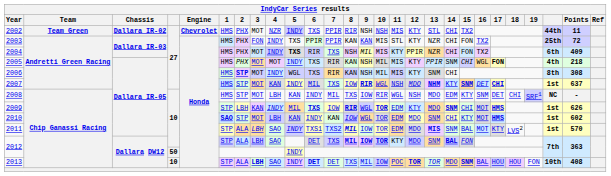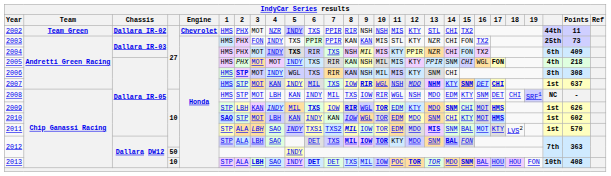(576, 42) 72 -> (576, 42) 73
